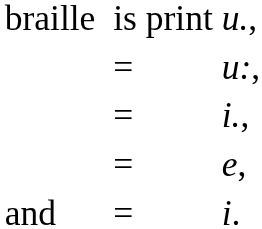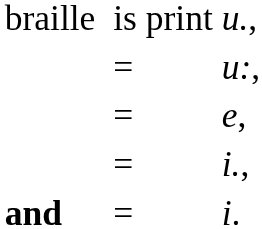rows swapped: (234, 164) <-> (236, 115)
(30, 213) normal -> (33, 213) bold
